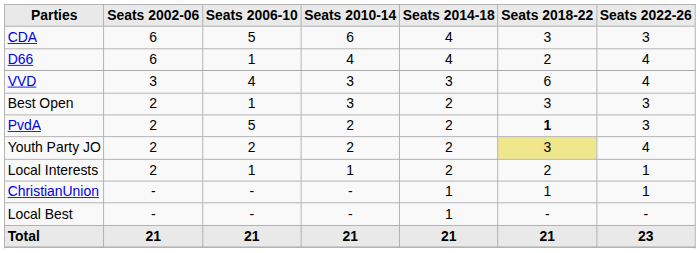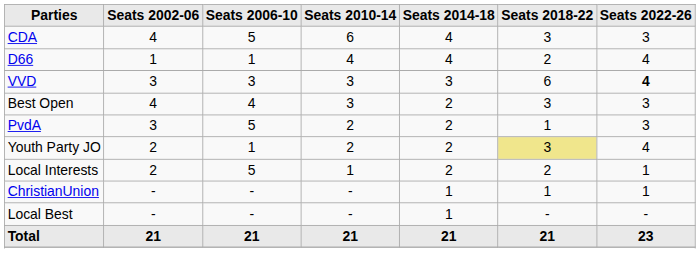(153, 37) 6 -> (153, 37) 4
(153, 59) 6 -> (153, 59) 1
(252, 81) 4 -> (252, 81) 3
(646, 81) normal -> (646, 81) bold
(153, 103) 2 -> (153, 103) 4
(252, 103) 1 -> (252, 103) 4
(153, 125) 2 -> (153, 125) 3
(547, 125) bold -> (547, 125) normal
(252, 147) 2 -> (252, 147) 1
(252, 170) 1 -> (252, 170) 5
